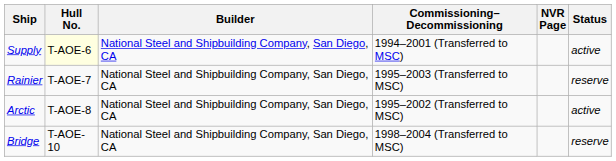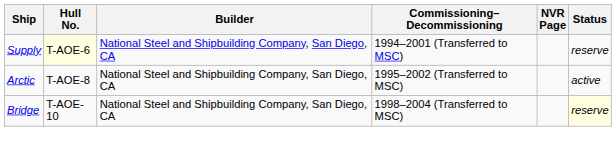(586, 50) active -> (590, 50) reserve
- row: (25, 80)
(590, 141) no background -> (590, 110) lightyellow background
